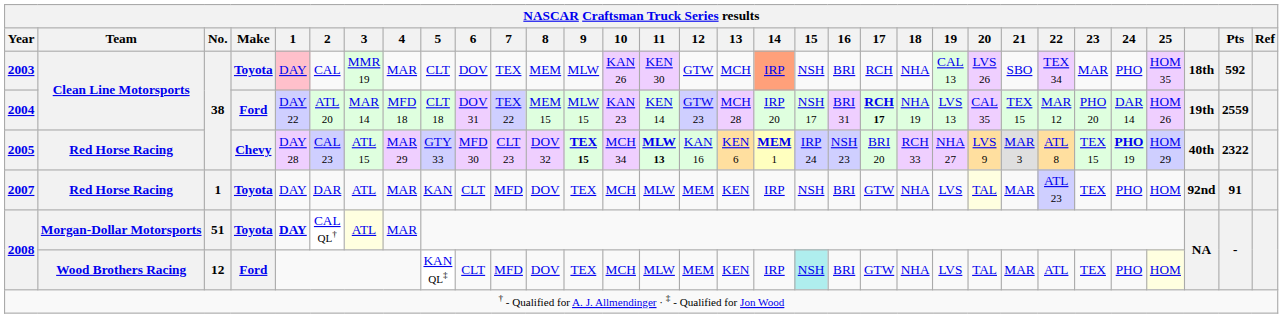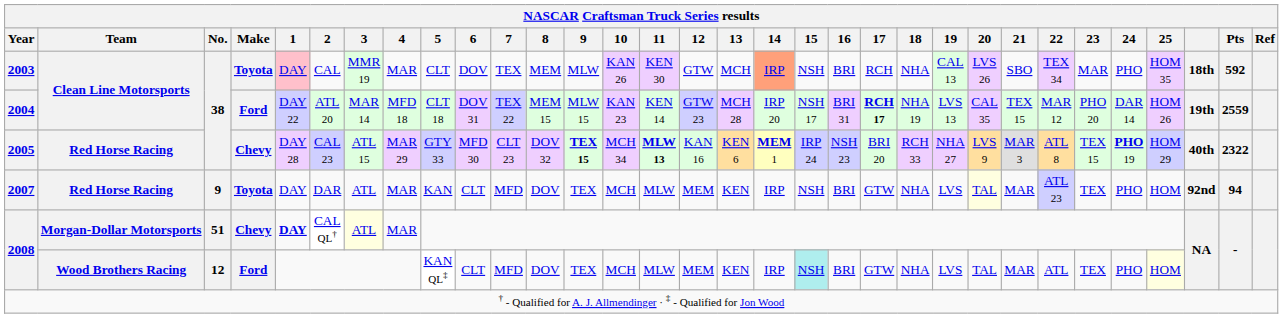(218, 189) 1 -> (218, 189) 9
(1235, 189) 91 -> (1235, 189) 94
(253, 229) Toyota -> (253, 229) Chevy
